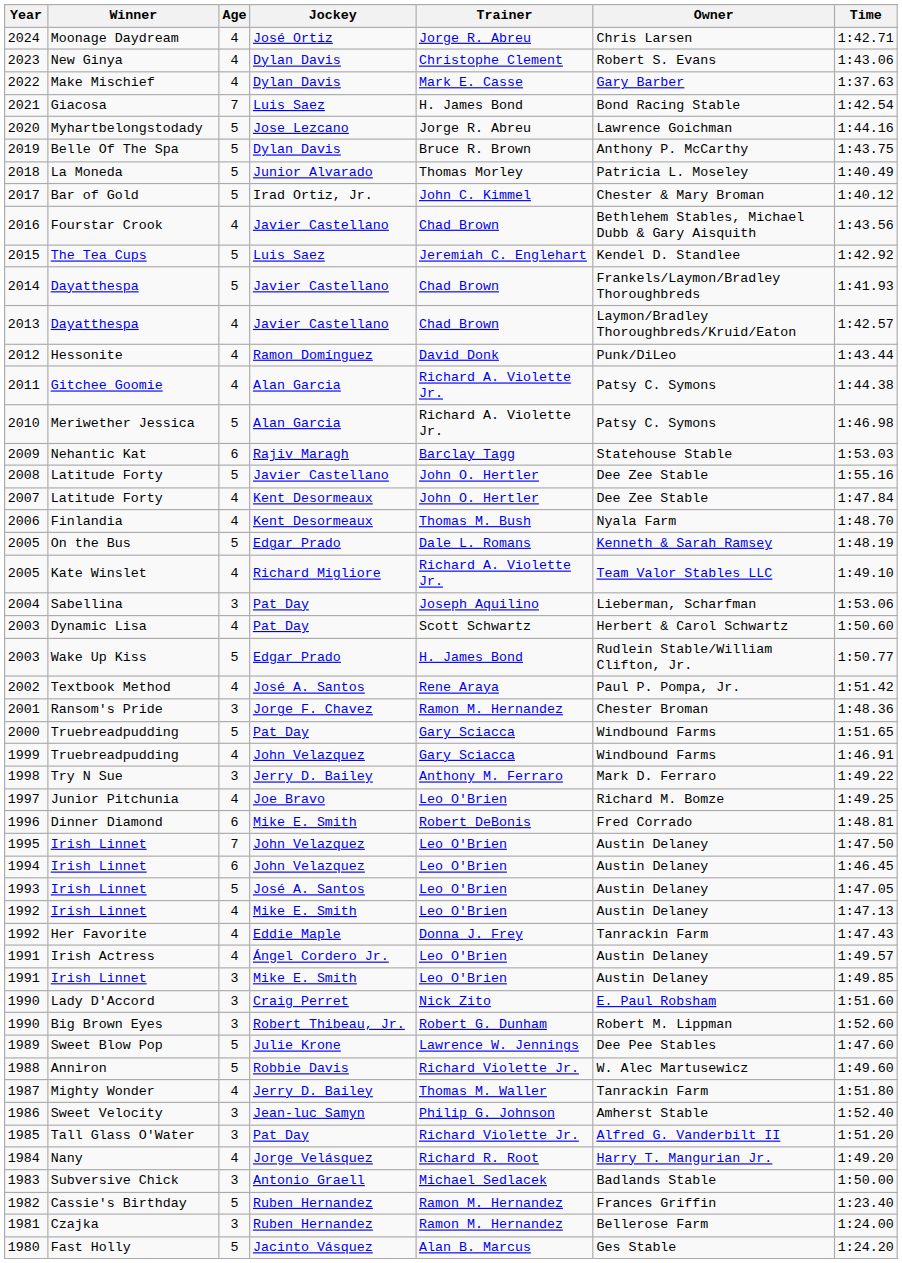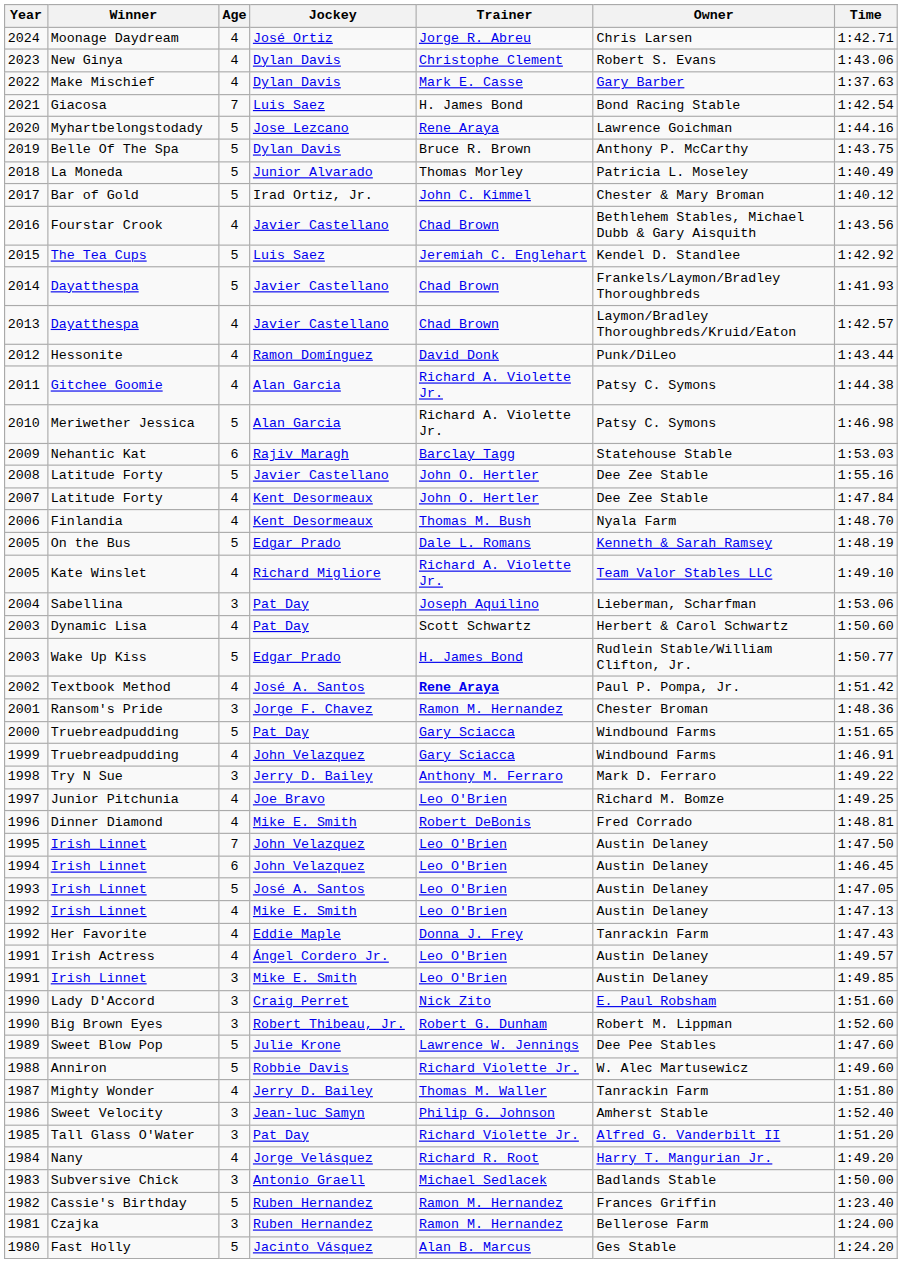(475, 128) Jorge R. Abreu -> (459, 128) Rene Araya
(459, 687) normal -> (459, 687) bold
(234, 822) 6 -> (234, 822) 4
